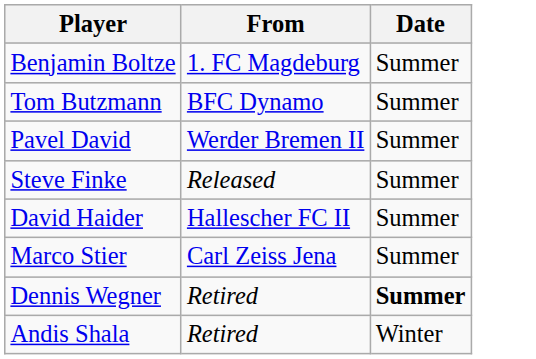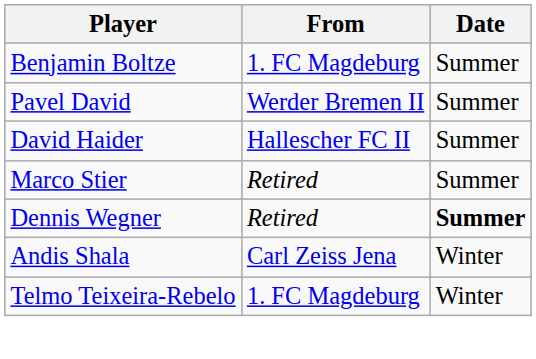- row: (86, 101)
- row: (69, 179)
(262, 256) Carl Zeiss Jena -> (282, 179) Retired
(222, 334) Retired -> (322, 256) Carl Zeiss Jena
+ row: (123, 295)
